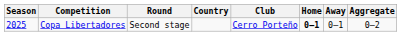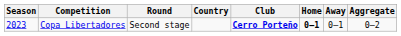(16, 25) 2025 -> (16, 25) 2023
(265, 25) normal -> (265, 25) bold
